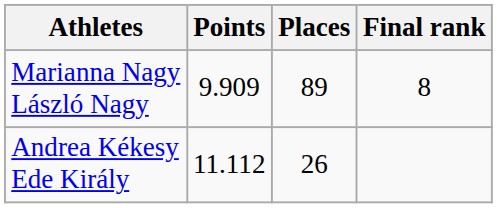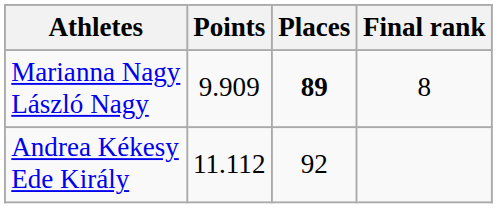(314, 87) normal -> (314, 87) bold
(314, 164) 26 -> (314, 164) 92
